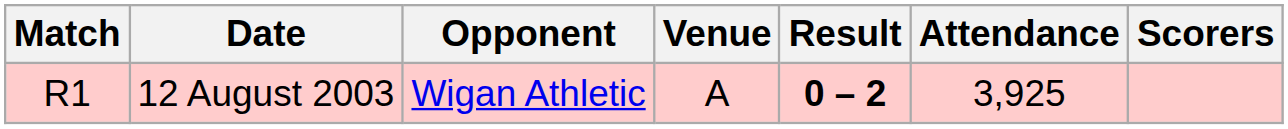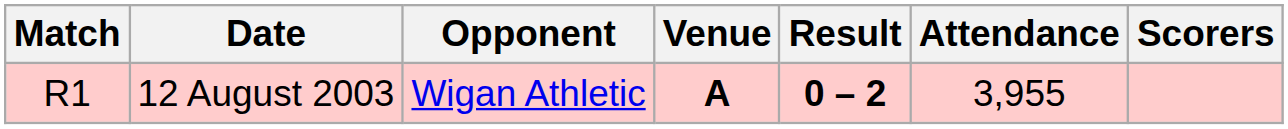(717, 92) normal -> (717, 92) bold
(1019, 92) 3,925 -> (1019, 92) 3,955
